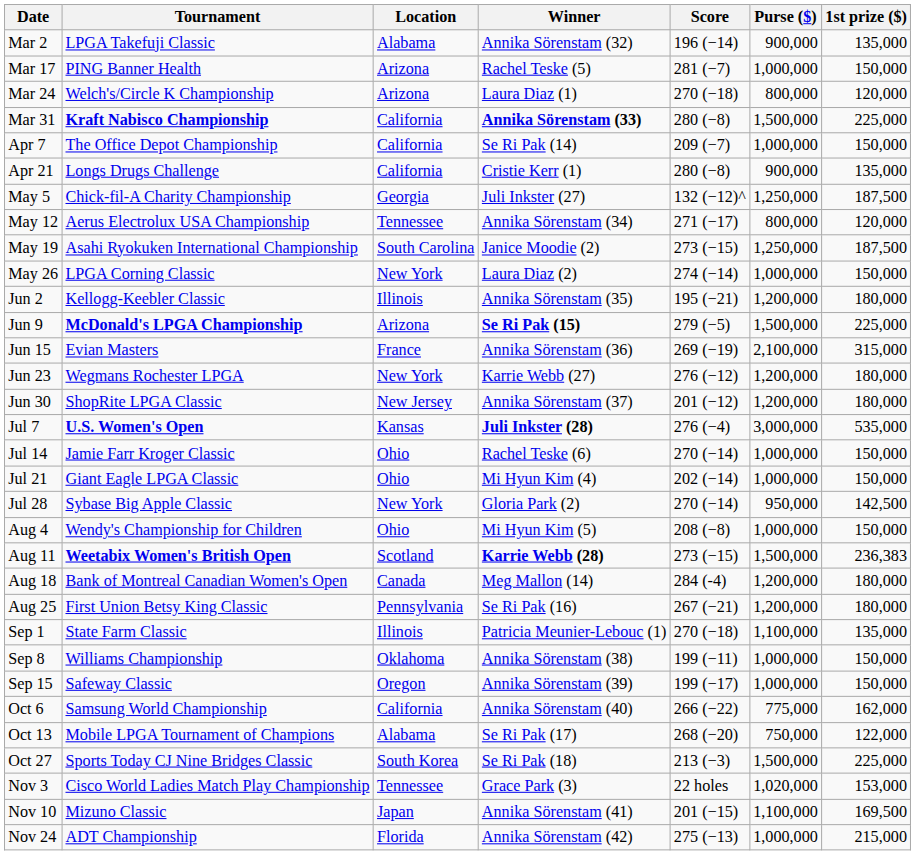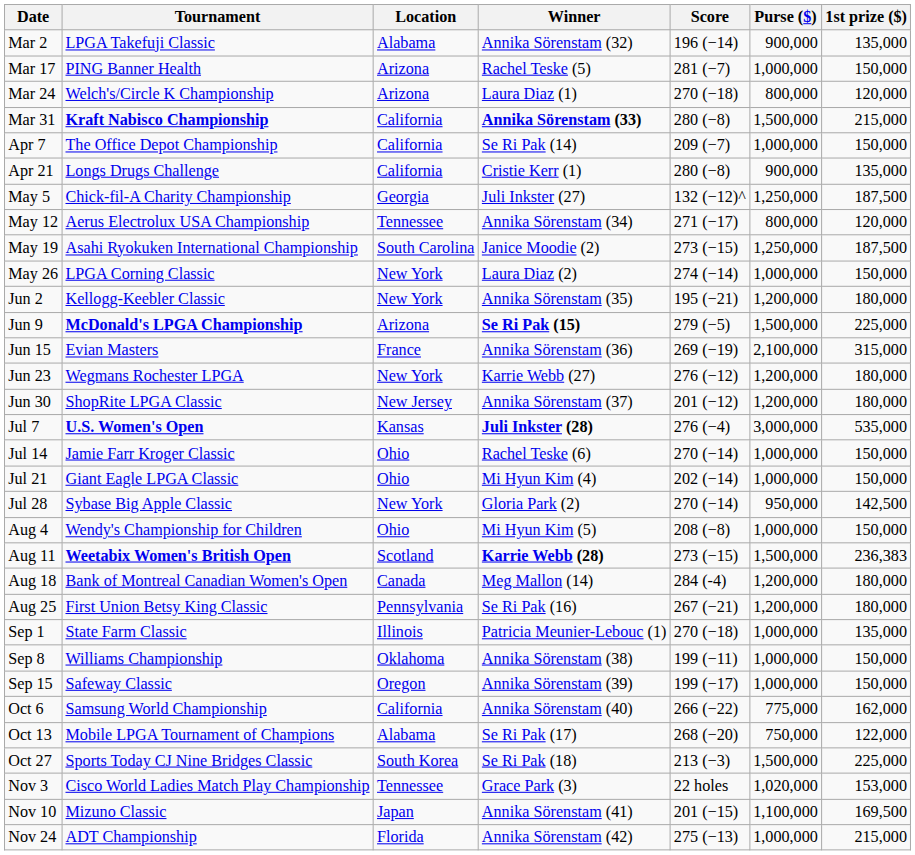(881, 119) 225,000 -> (881, 119) 215,000
(400, 299) Illinois -> (410, 299) New York
(786, 632) 1,100,000 -> (786, 632) 1,000,000
